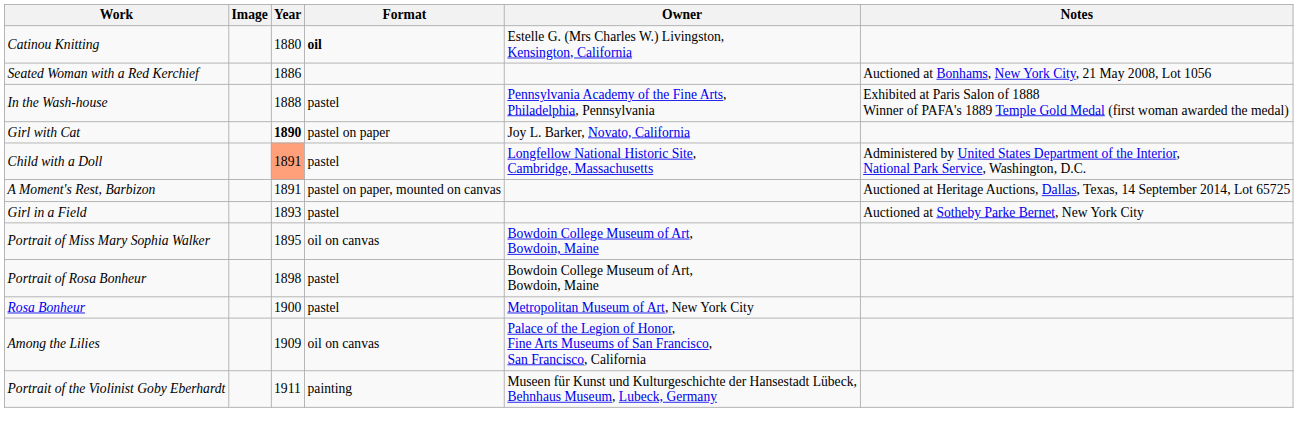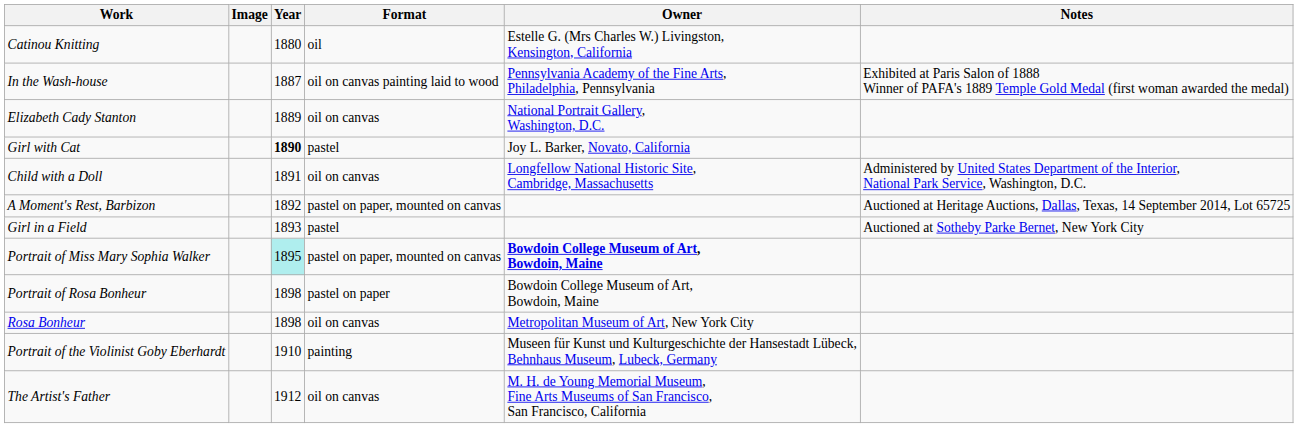(315, 44) bold -> (315, 44) normal
- row: (103, 73)
(288, 102) 1888 -> (288, 81) 1887
(323, 102) pastel -> (403, 81) oil on canvas painting laid to wood
+ row: (72, 118)
(349, 132) pastel on paper -> (323, 147) pastel
(288, 161) lightsalmon background -> (288, 176) no background
(323, 161) pastel -> (343, 176) oil on canvas
(288, 190) 1891 -> (288, 205) 1892
(288, 241) no background -> (288, 256) paleturquoise background
(343, 241) oil on canvas -> (404, 256) pastel on paper, mounted on canvas
(600, 241) normal -> (604, 256) bold
(323, 278) pastel -> (349, 293) pastel on paper
(288, 307) 1900 -> (288, 322) 1898
(323, 307) pastel -> (343, 322) oil on canvas
- row: (54, 344)
(287, 388) 1911 -> (288, 351) 1910
+ row: (59, 396)
